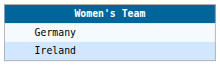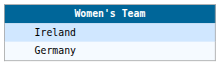rows swapped: (55, 51) <-> (55, 33)
